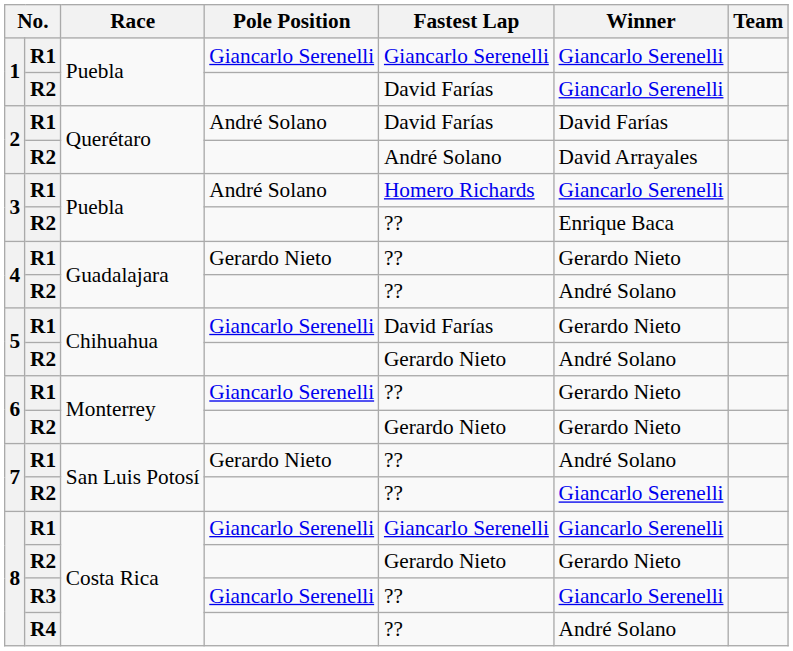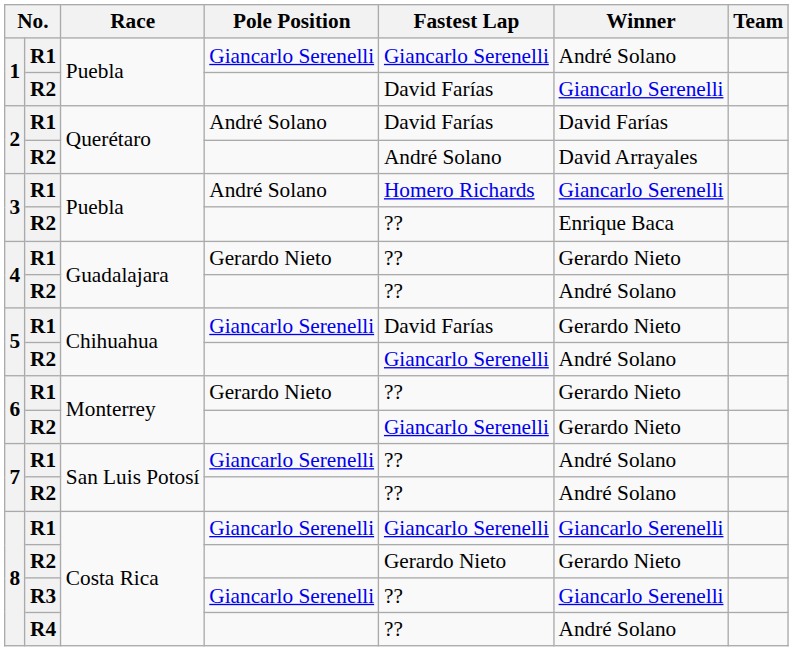(641, 55) Giancarlo Serenelli -> (617, 55) André Solano
(445, 358) Gerardo Nieto -> (466, 358) Giancarlo Serenelli
(292, 392) Giancarlo Serenelli -> (270, 392) Gerardo Nieto
(445, 426) Gerardo Nieto -> (466, 426) Giancarlo Serenelli
(270, 460) Gerardo Nieto -> (292, 460) Giancarlo Serenelli
(641, 493) Giancarlo Serenelli -> (617, 493) André Solano
